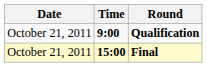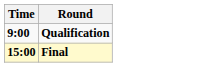- column: (49, 14)
